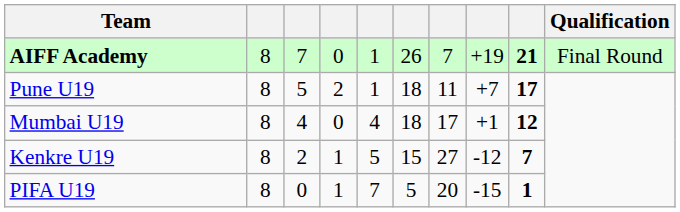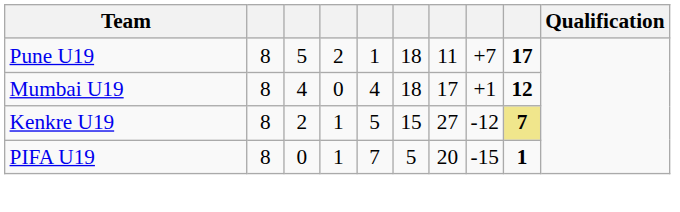- row: (79, 55)
(527, 156) no background -> (522, 122) khaki background
